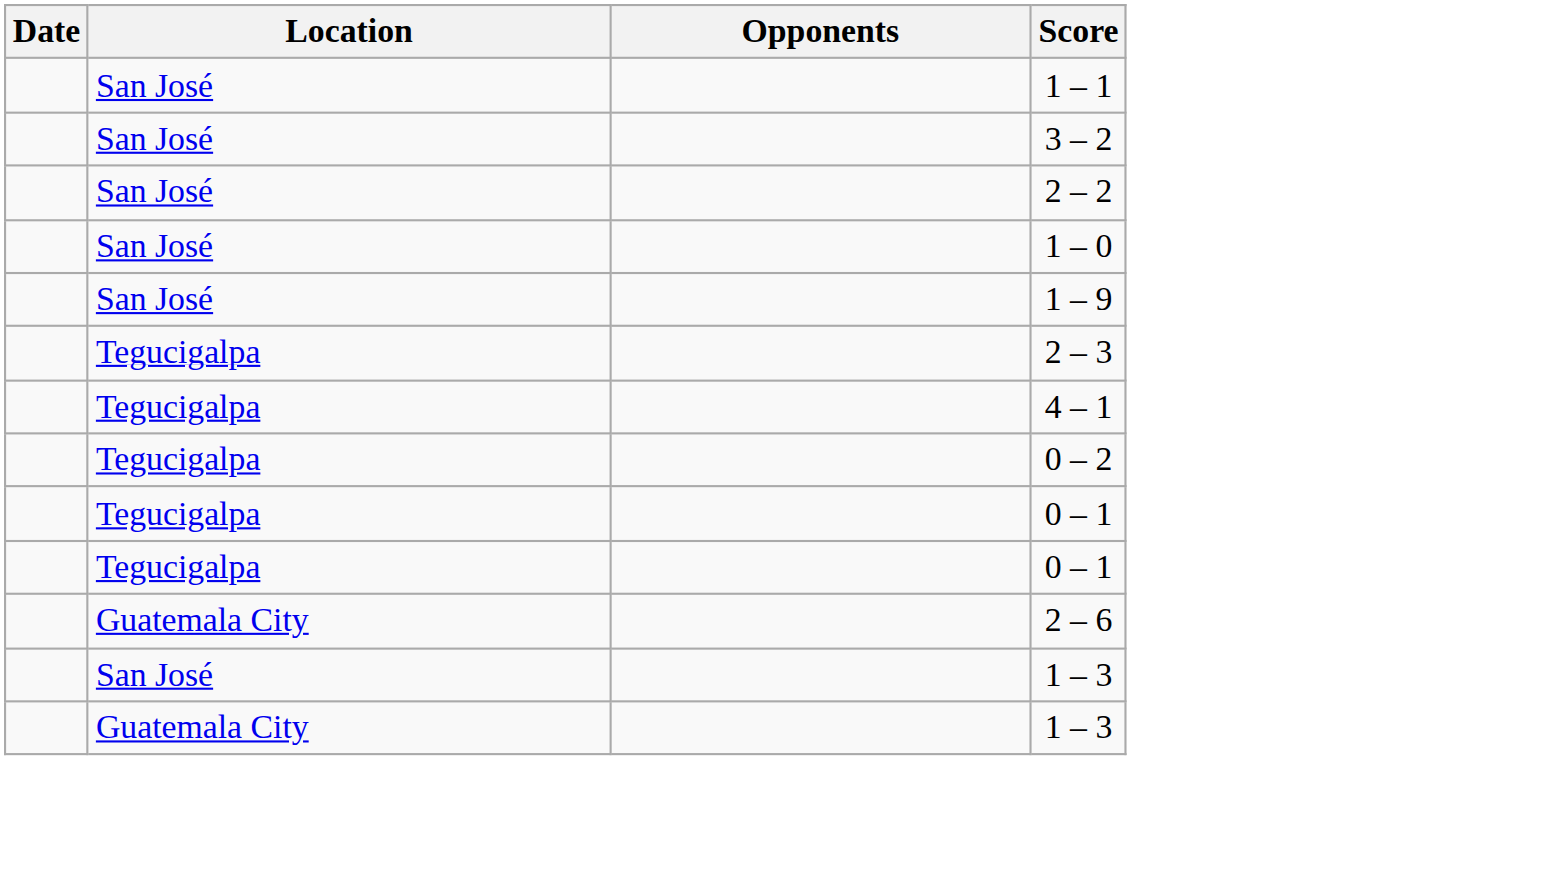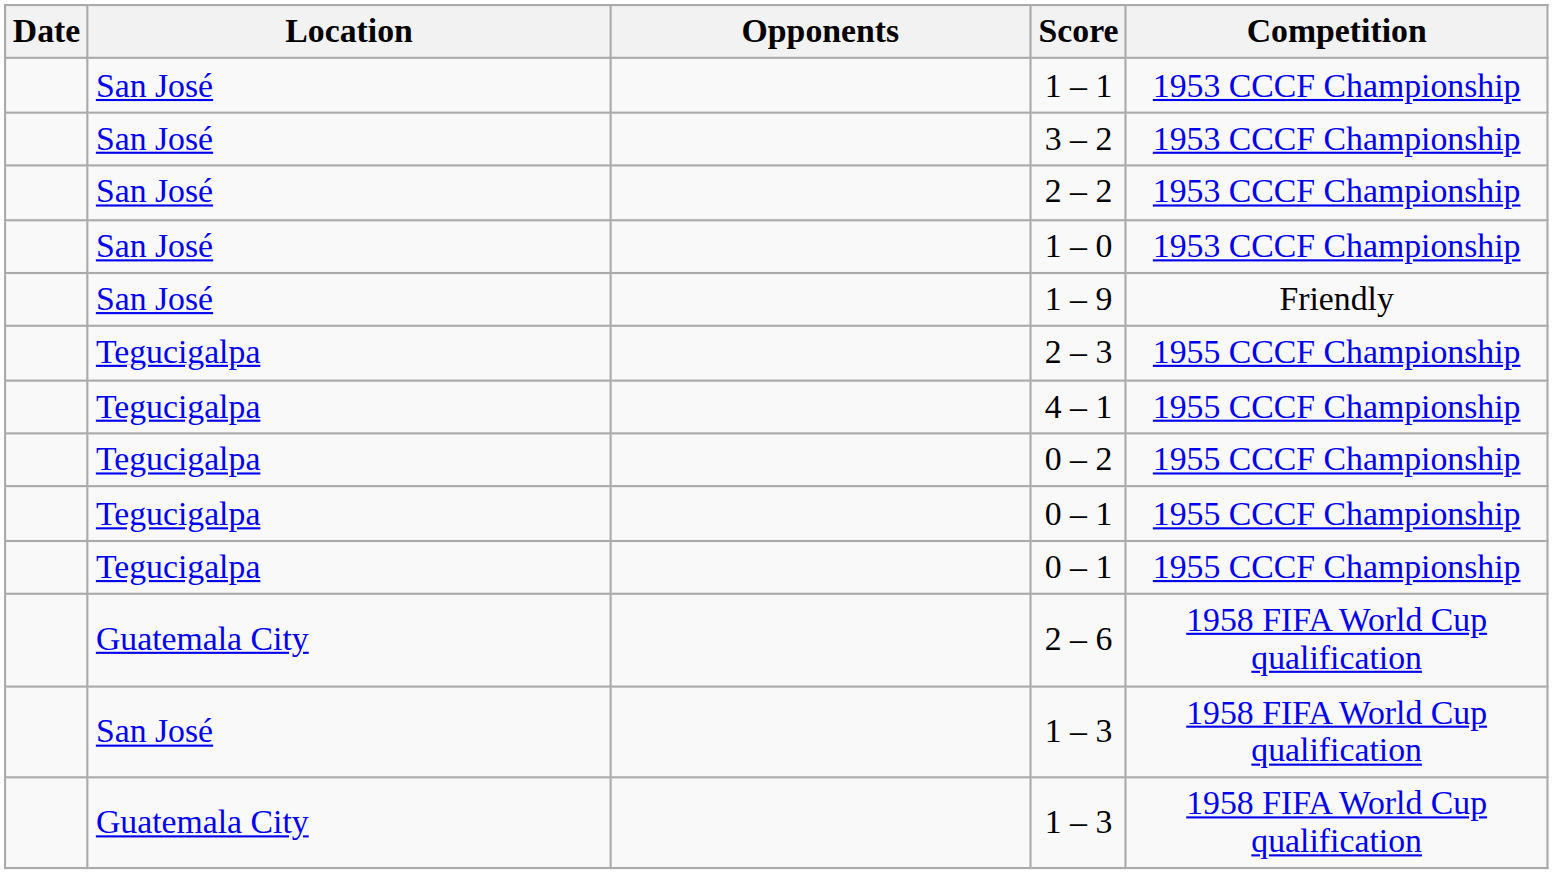+ column: (1337, 31)
